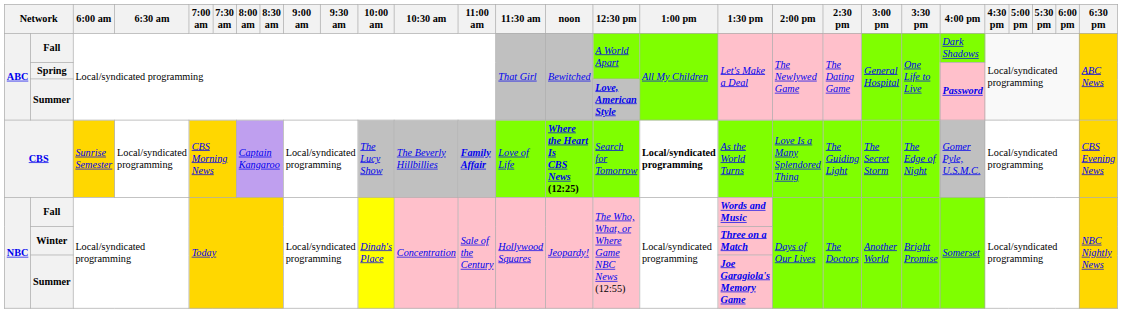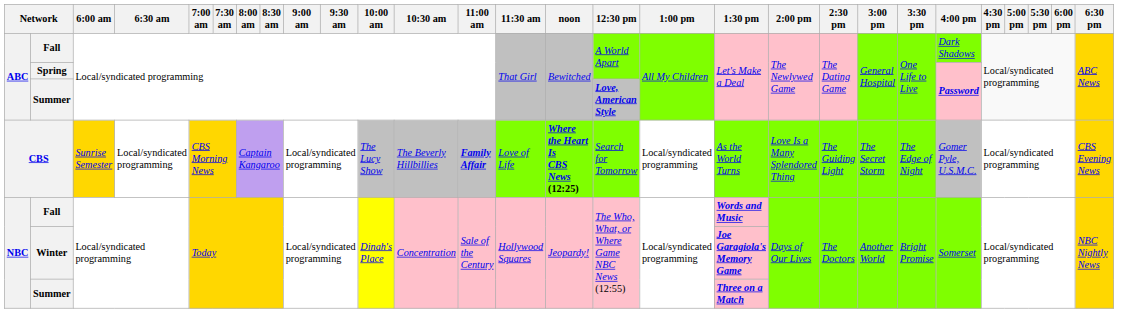(679, 159) bold -> (677, 159) normal
(744, 241) Three on a Match -> (741, 253) Joe Garagiola's Memory Game
(745, 282) Joe Garagiola's Memory Game -> (740, 294) Three on a Match
